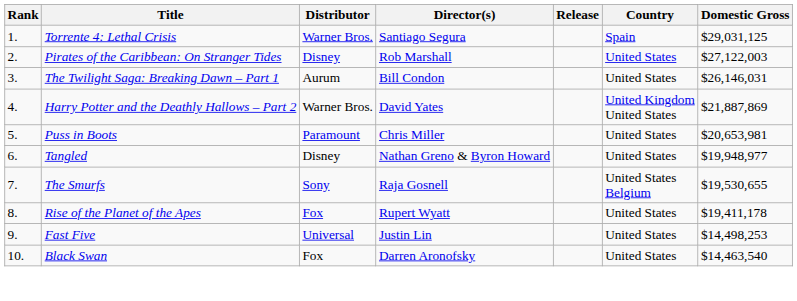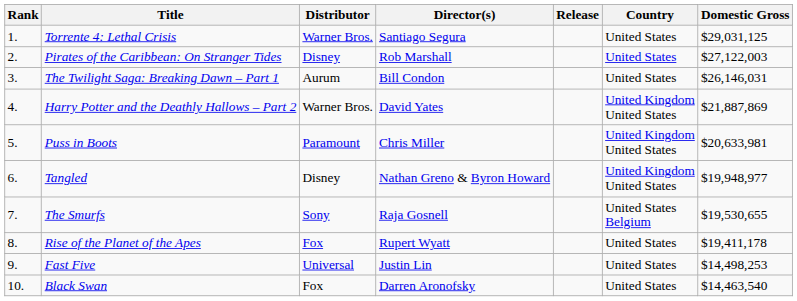(620, 36) Spain -> (641, 36) United States
(641, 135) United States -> (650, 142) United Kingdom United States
(734, 135) $20,653,981 -> (734, 142) $20,633,981
(641, 156) United States -> (650, 178) United Kingdom United States
